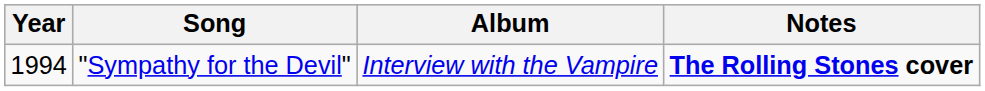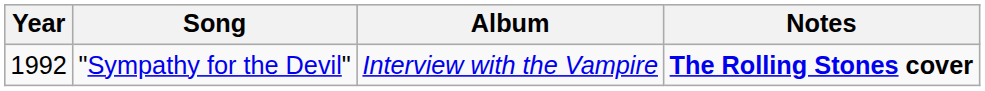(39, 64) 1994 -> (39, 64) 1992
